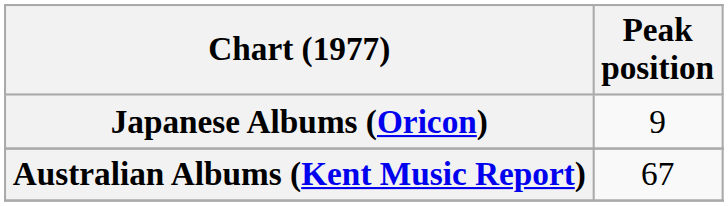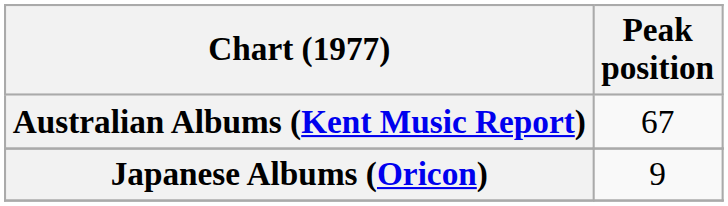rows swapped: (299, 173) <-> (299, 121)
